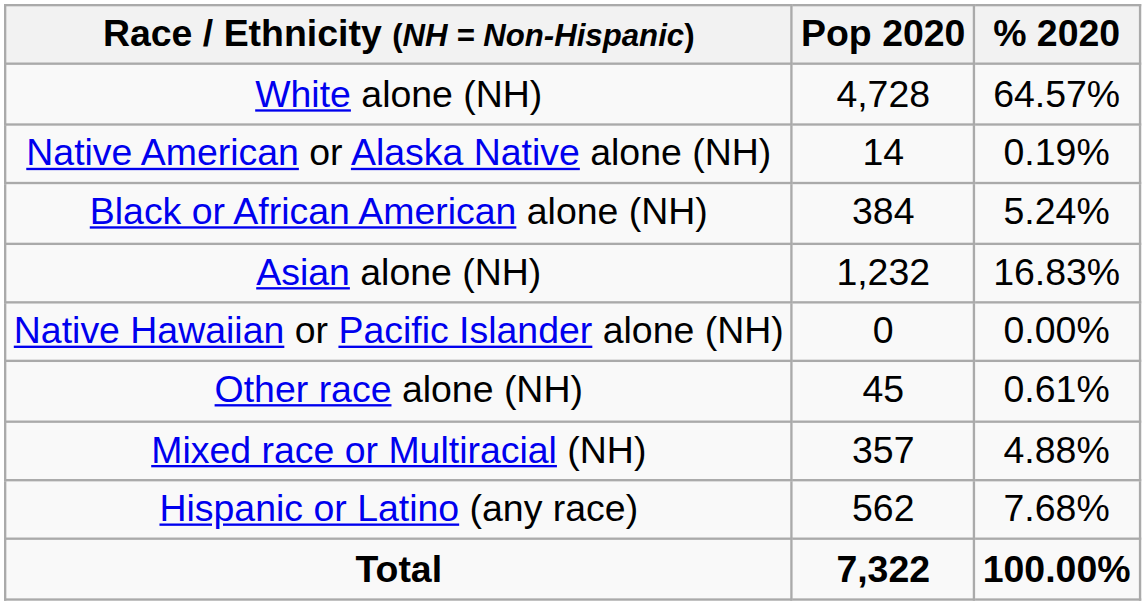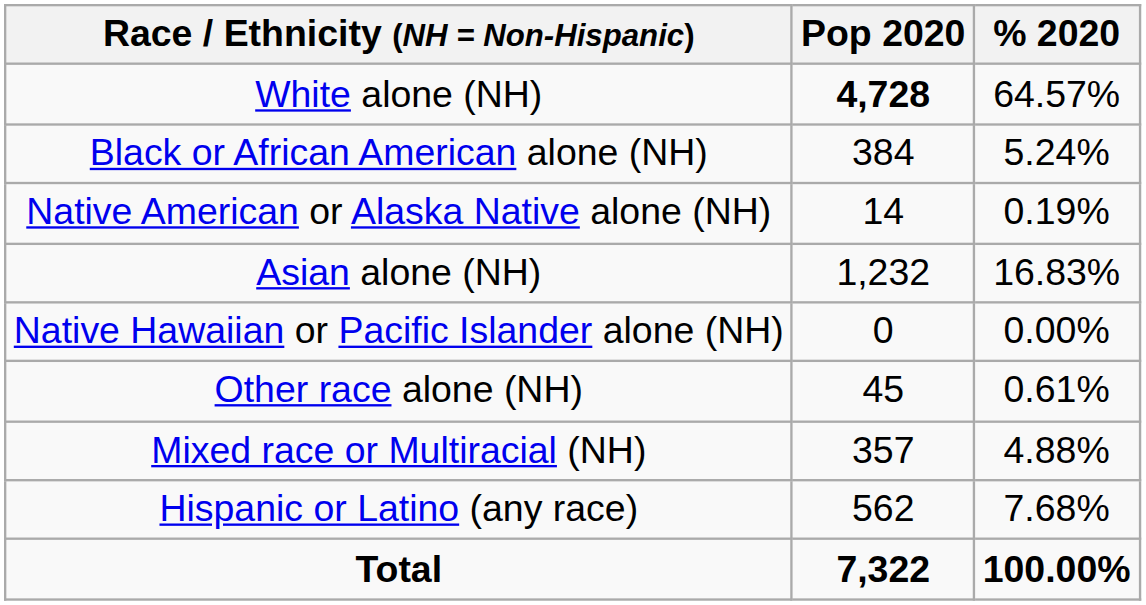(883, 93) normal -> (883, 93) bold
rows swapped: (399, 212) <-> (399, 152)
